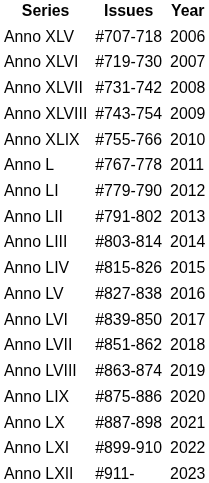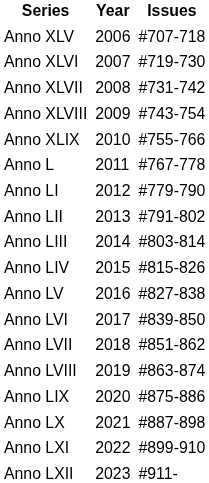columns swapped: (188, 10) <-> (129, 10)
